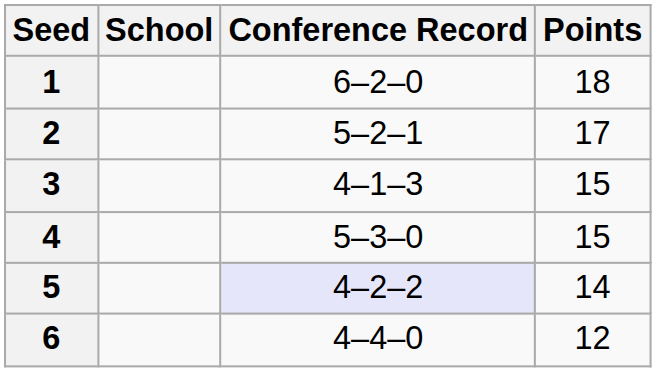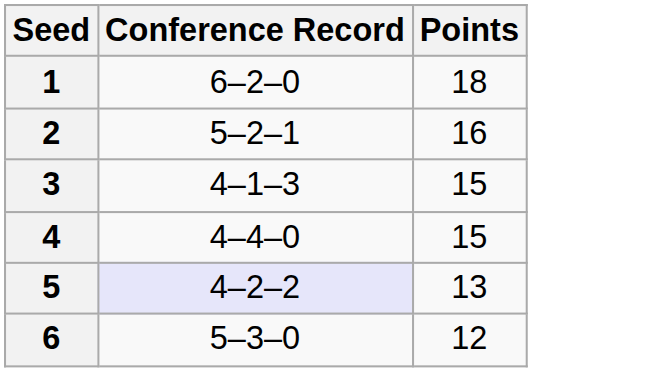- column: (159, 30)
(593, 133) 17 -> (469, 133) 16
(378, 236) 5–3–0 -> (255, 236) 4–4–0
(593, 287) 14 -> (469, 287) 13
(378, 339) 4–4–0 -> (255, 339) 5–3–0
